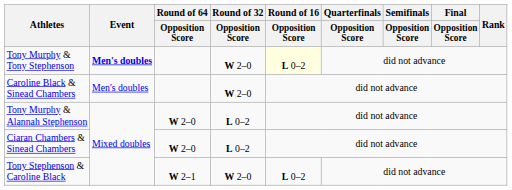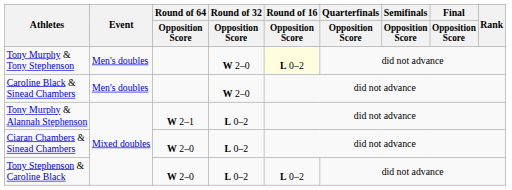(122, 61) bold -> (120, 61) normal
(182, 122) W 2–0 -> (181, 122) W 2–1
(182, 177) W 2–1 -> (181, 177) W 2–0
(238, 177) W 2–0 -> (236, 177) L 0–2
